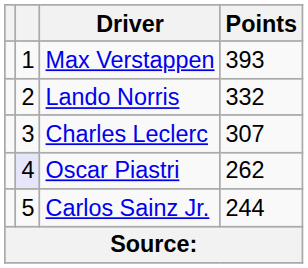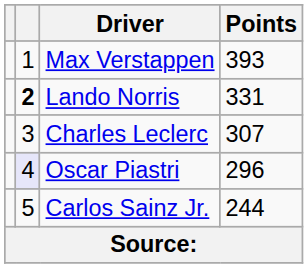(28, 97) normal -> (28, 97) bold
(245, 97) 332 -> (245, 97) 331
(245, 170) 262 -> (245, 170) 296
